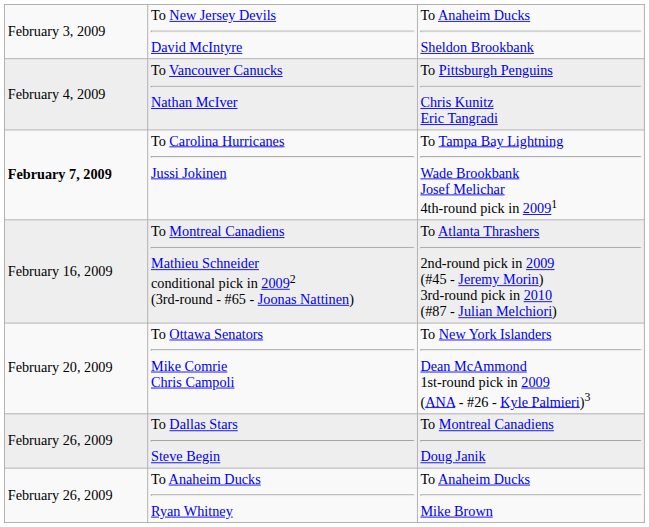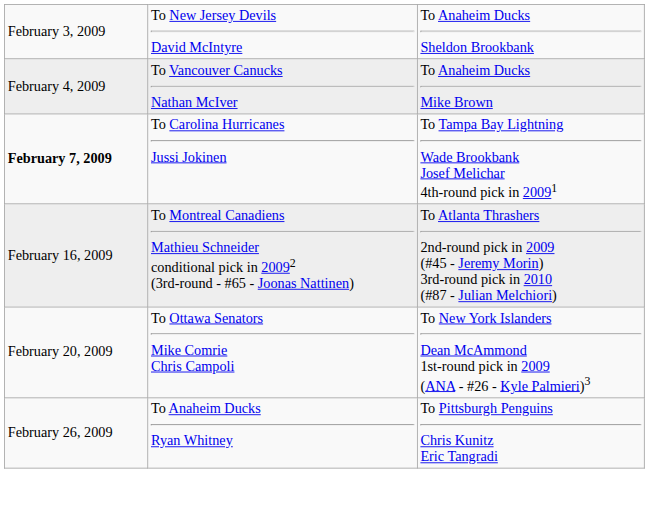(531, 94) To Pittsburgh Penguins Chris Kunitz Eric Tangradi -> (531, 86) To Anaheim Ducks Mike Brown
- row: (282, 440)
(531, 495) To Anaheim Ducks Mike Brown -> (531, 432) To Pittsburgh Penguins Chris Kunitz Eric Tangradi
